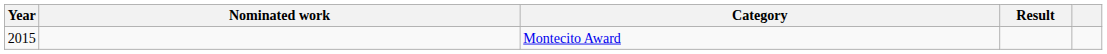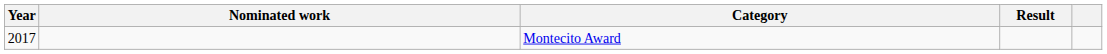(22, 37) 2015 -> (22, 37) 2017
